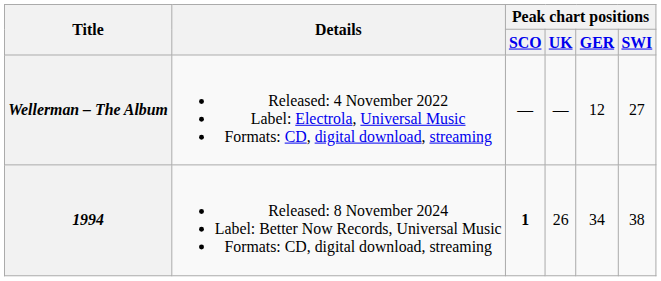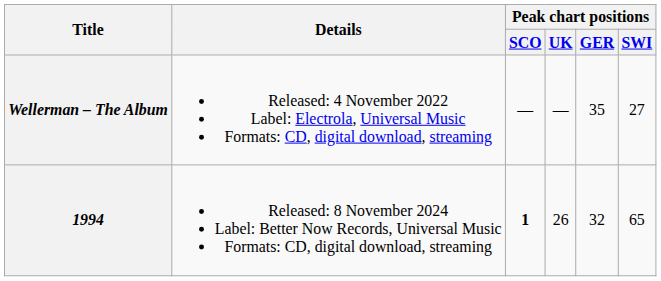(597, 109) 12 -> (597, 109) 35
(597, 220) 34 -> (597, 220) 32
(637, 220) 38 -> (637, 220) 65
